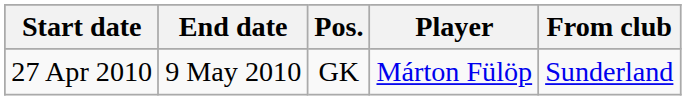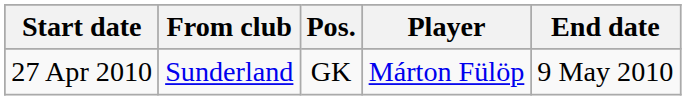columns swapped: (233, 26) <-> (609, 26)
